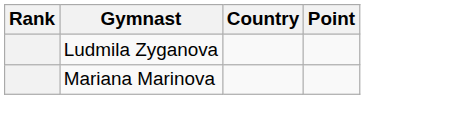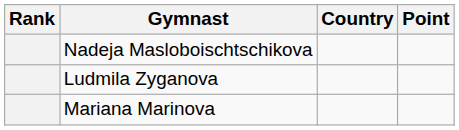+ row: (188, 49)
